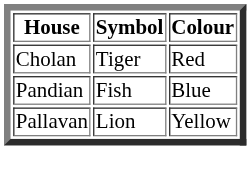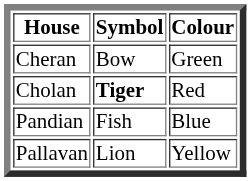+ row: (46, 58)
(118, 58) normal -> (120, 90) bold
